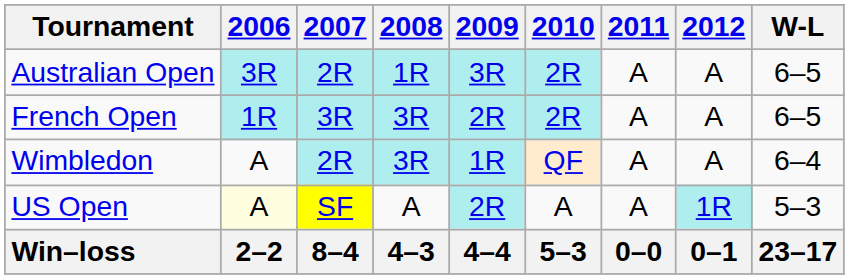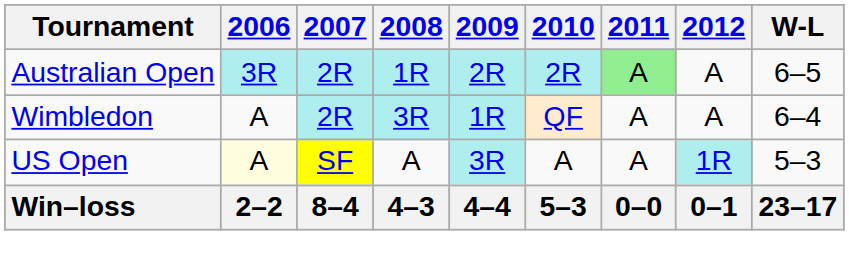(487, 71) 3R -> (487, 71) 2R
(639, 71) no background -> (639, 71) lightgreen background
- row: (94, 116)
(487, 206) 2R -> (487, 161) 3R
